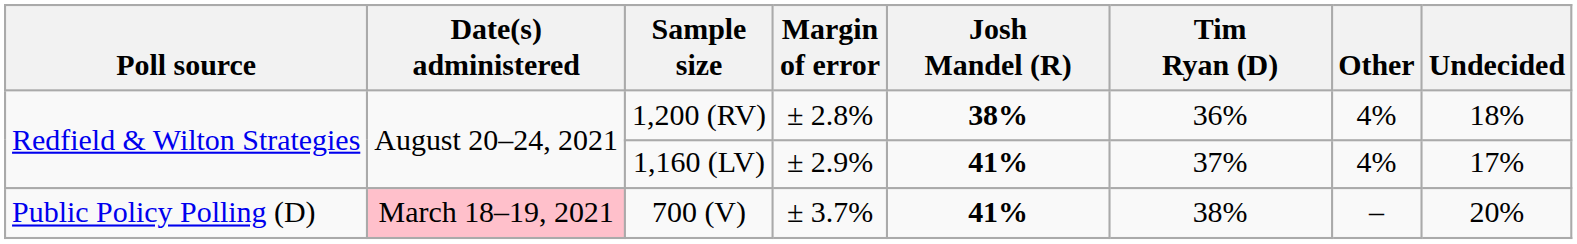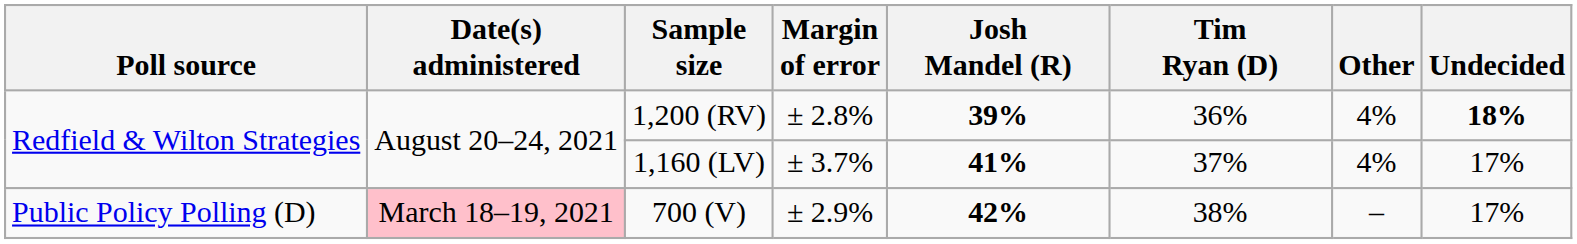(998, 114) 38% -> (998, 114) 39%
(1497, 114) normal -> (1497, 114) bold
(830, 163) ± 2.9% -> (830, 163) ± 3.7%
(830, 213) ± 3.7% -> (830, 213) ± 2.9%
(998, 213) 41% -> (998, 213) 42%
(1497, 213) 20% -> (1497, 213) 17%
